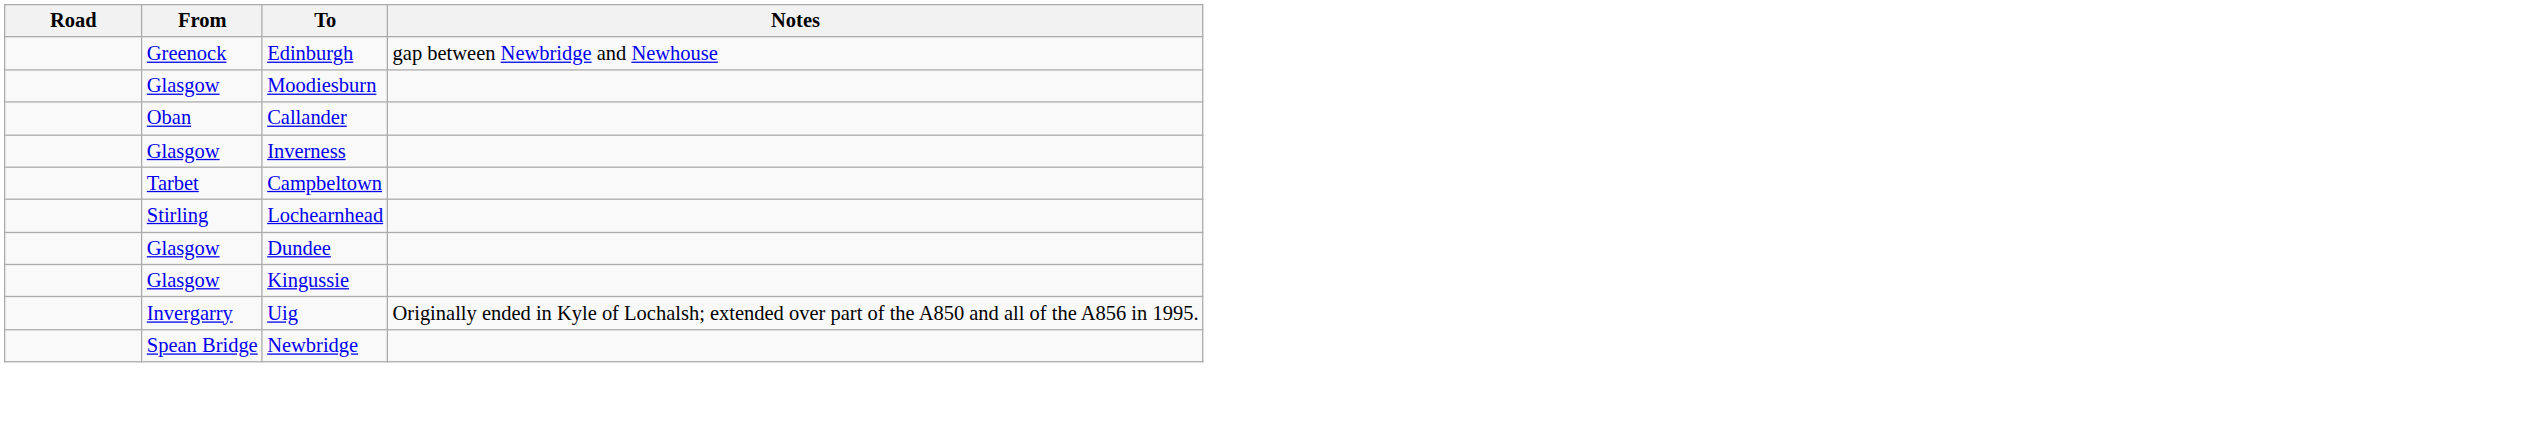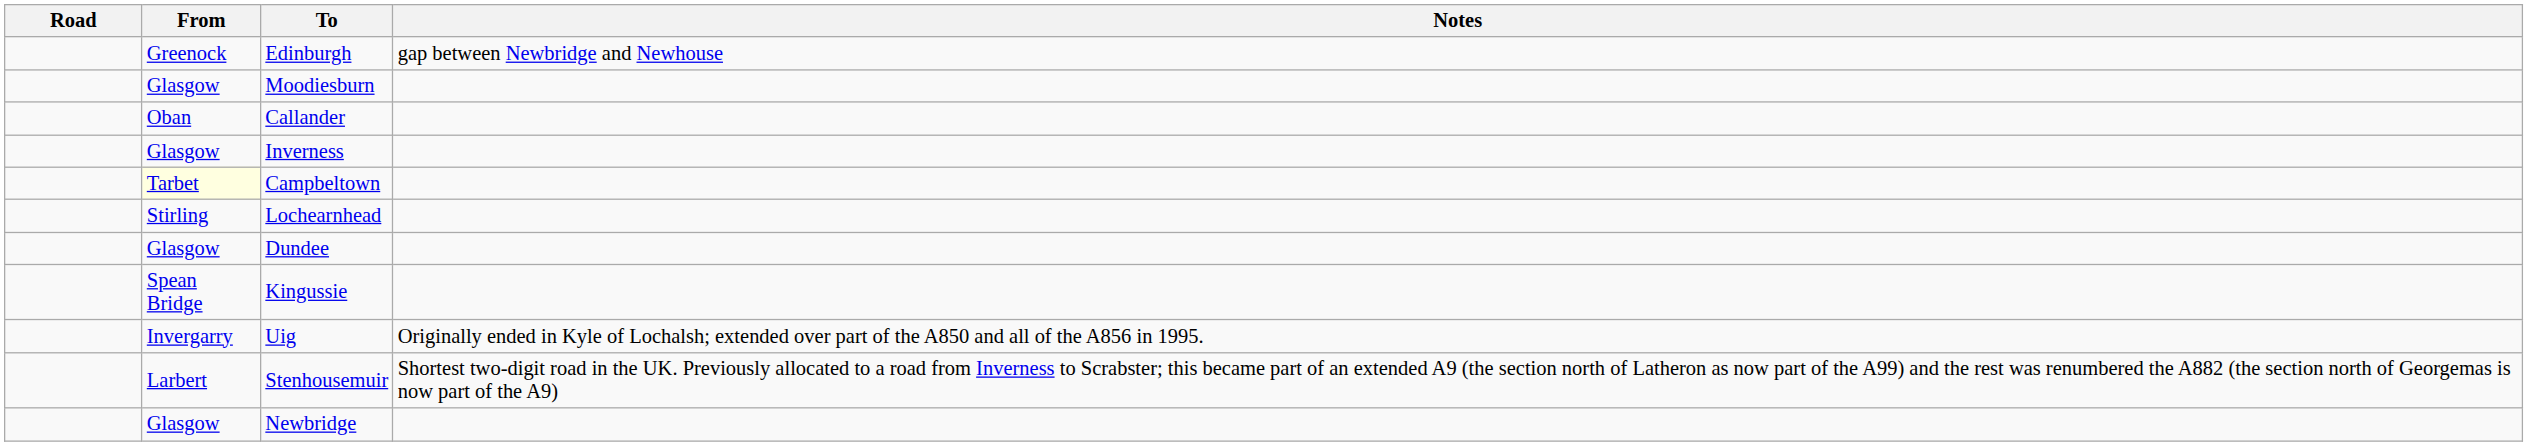(173, 183) no background -> (173, 183) lightyellow background
(183, 280) Glasgow -> (175, 292) Spean Bridge
+ row: (327, 380)
(202, 345) Spean Bridge -> (183, 424) Glasgow
